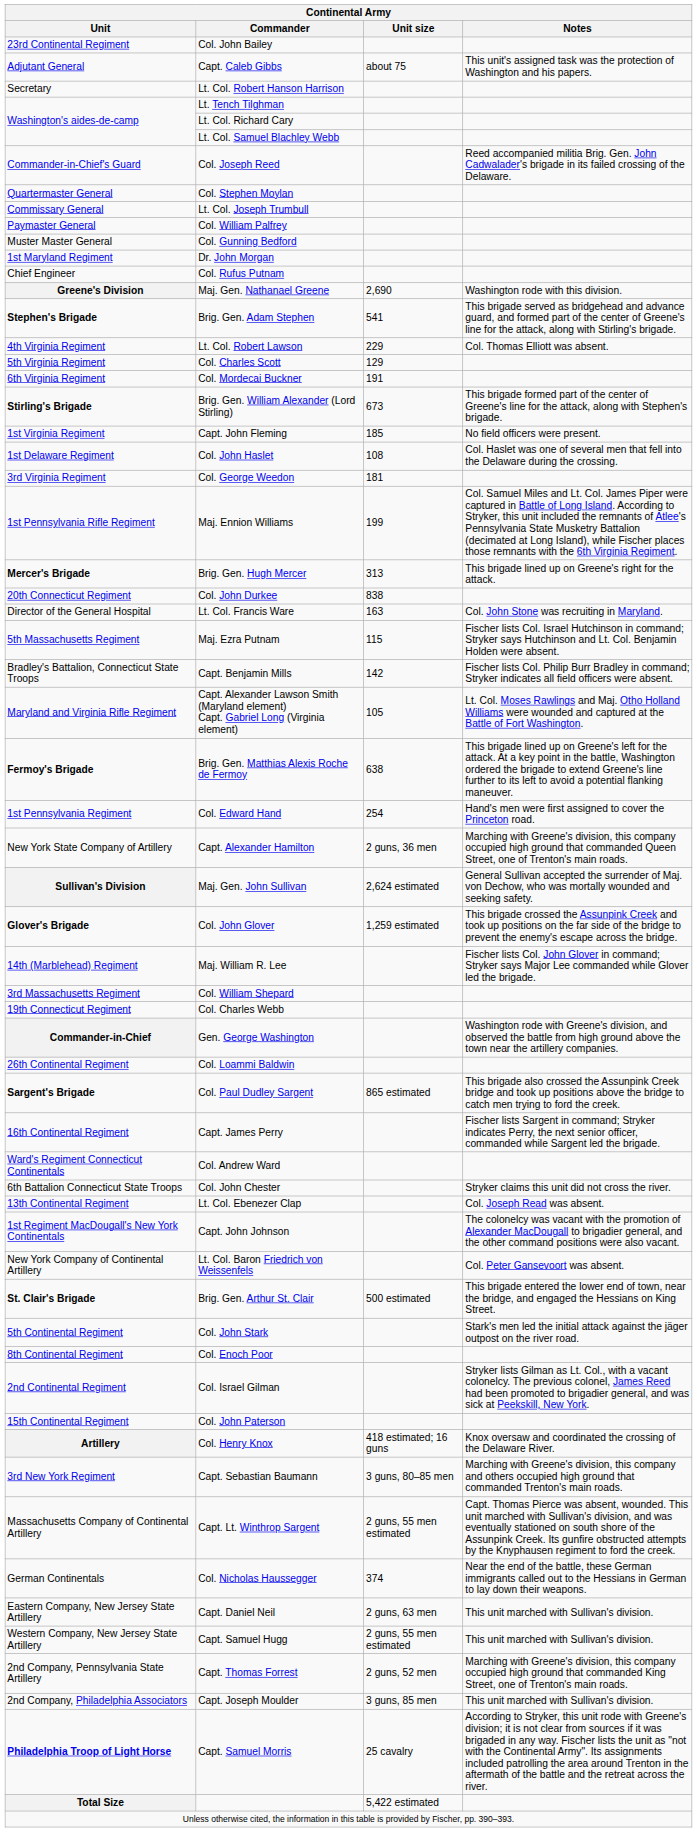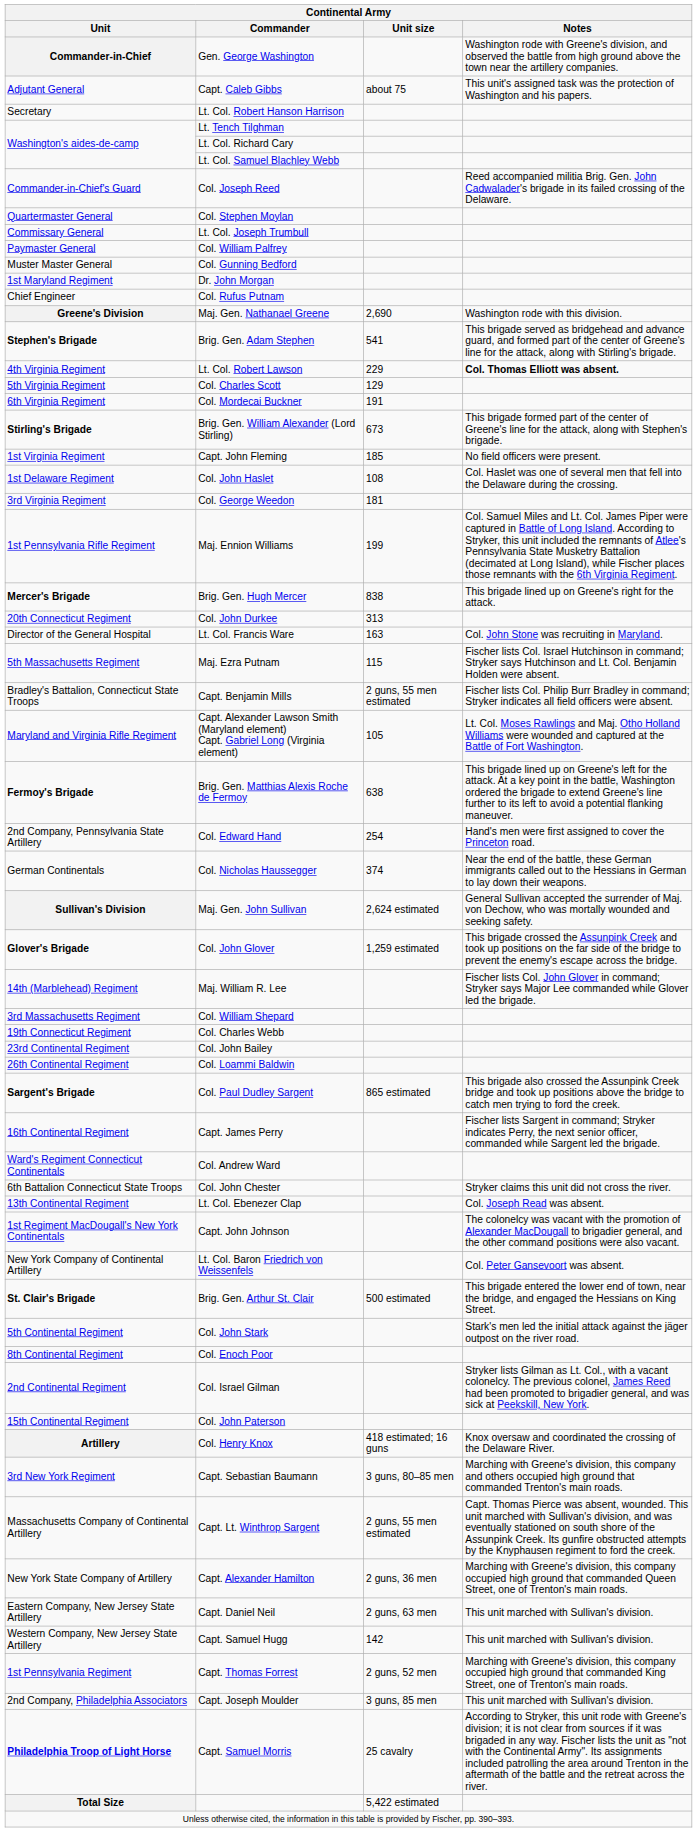rows swapped: (256, 1037) <-> (235, 45)
(537, 346) normal -> (542, 369) bold
(375, 574) 313 -> (375, 597) 838
(375, 596) 838 -> (375, 619) 313
(375, 673) 142 -> (401, 696) 2 guns, 55 men estimated
(69, 814) 1st Pennsylvania Regiment -> (86, 837) 2nd Company, Pennsylvania State Artillery
rows swapped: (257, 1578) <-> (256, 848)
(401, 1639) 2 guns, 55 men estimated -> (375, 1639) 142
(86, 1673) 2nd Company, Pennsylvania State Artillery -> (69, 1673) 1st Pennsylvania Regiment
